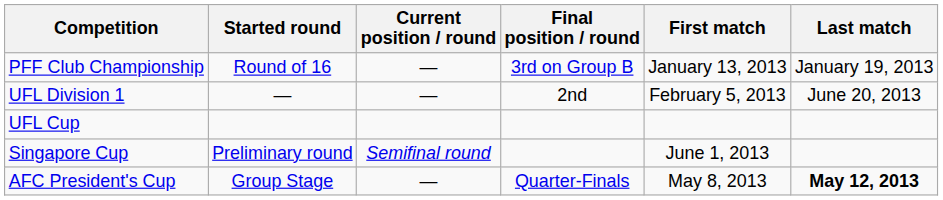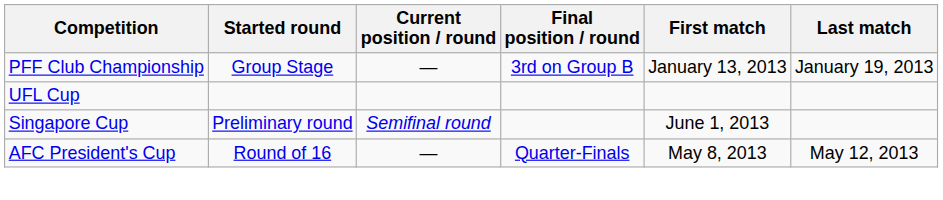(282, 67) Round of 16 -> (282, 67) Group Stage
- row: (67, 95)
(282, 180) Group Stage -> (282, 152) Round of 16
(864, 180) bold -> (864, 152) normal
